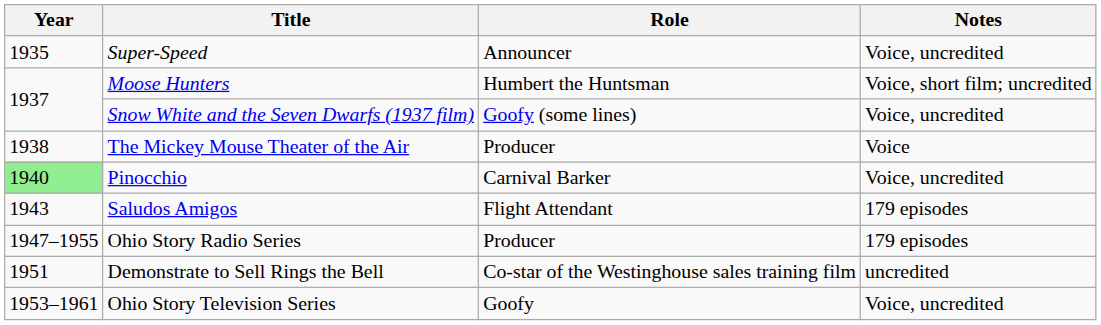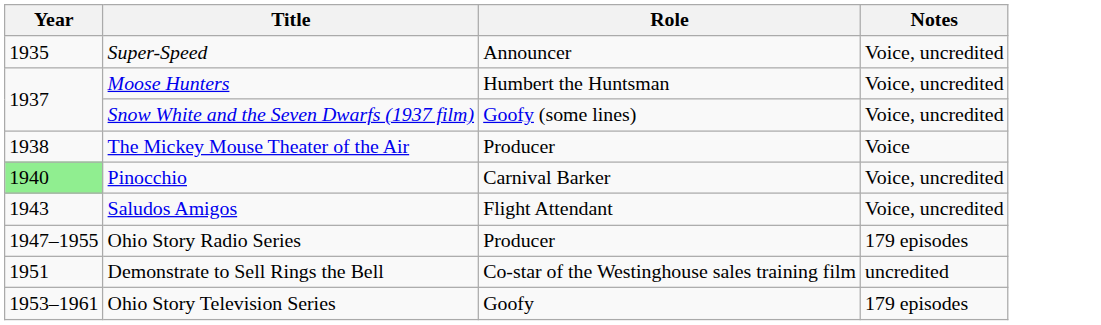(978, 83) Voice, short film; uncredited -> (934, 83) Voice, uncredited
(917, 209) 179 episodes -> (934, 209) Voice, uncredited
(934, 303) Voice, uncredited -> (917, 303) 179 episodes
